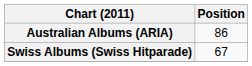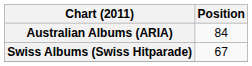(221, 33) 86 -> (221, 33) 84
